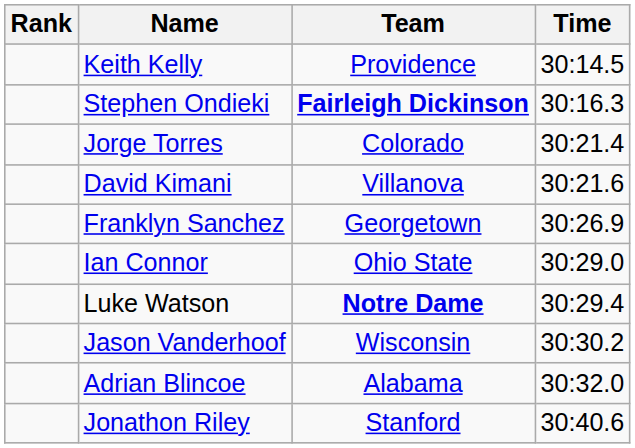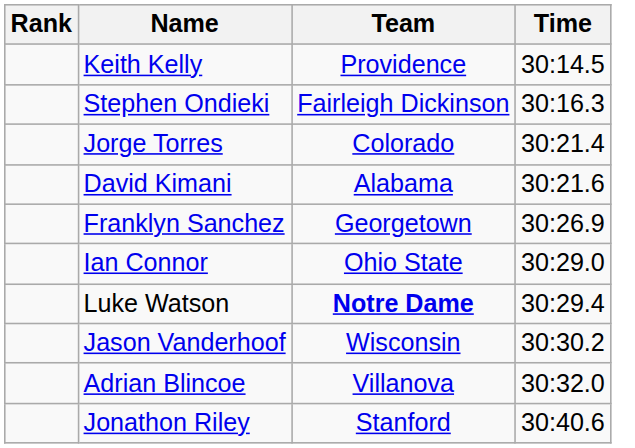(413, 104) bold -> (403, 104) normal
(413, 183) Villanova -> (403, 183) Alabama
(413, 382) Alabama -> (403, 382) Villanova
